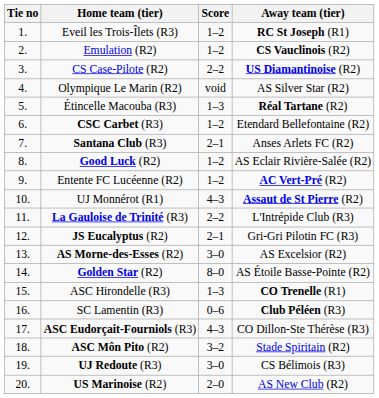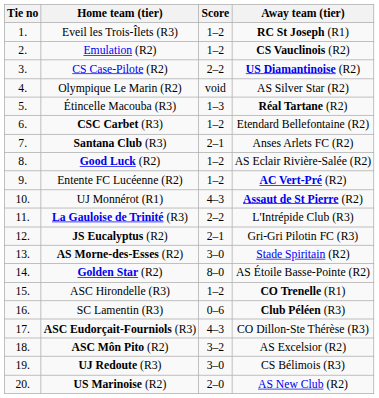(303, 254) AS Excelsior (R2) -> (303, 254) Stade Spiritain (R2)
(215, 291) 1–3 -> (215, 291) 1–2
(303, 347) Stade Spiritain (R2) -> (303, 347) AS Excelsior (R2)
